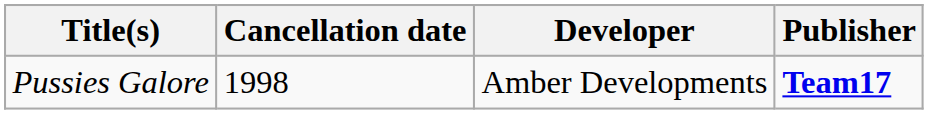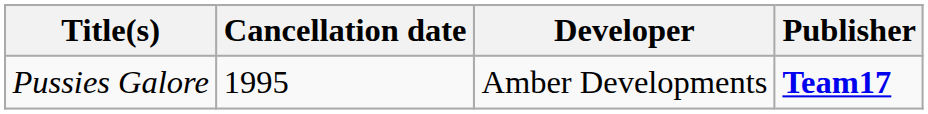(256, 81) 1998 -> (256, 81) 1995
